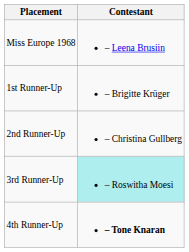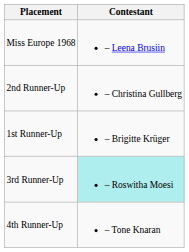rows swapped: (34, 88) <-> (36, 134)
(131, 231) bold -> (131, 231) normal
